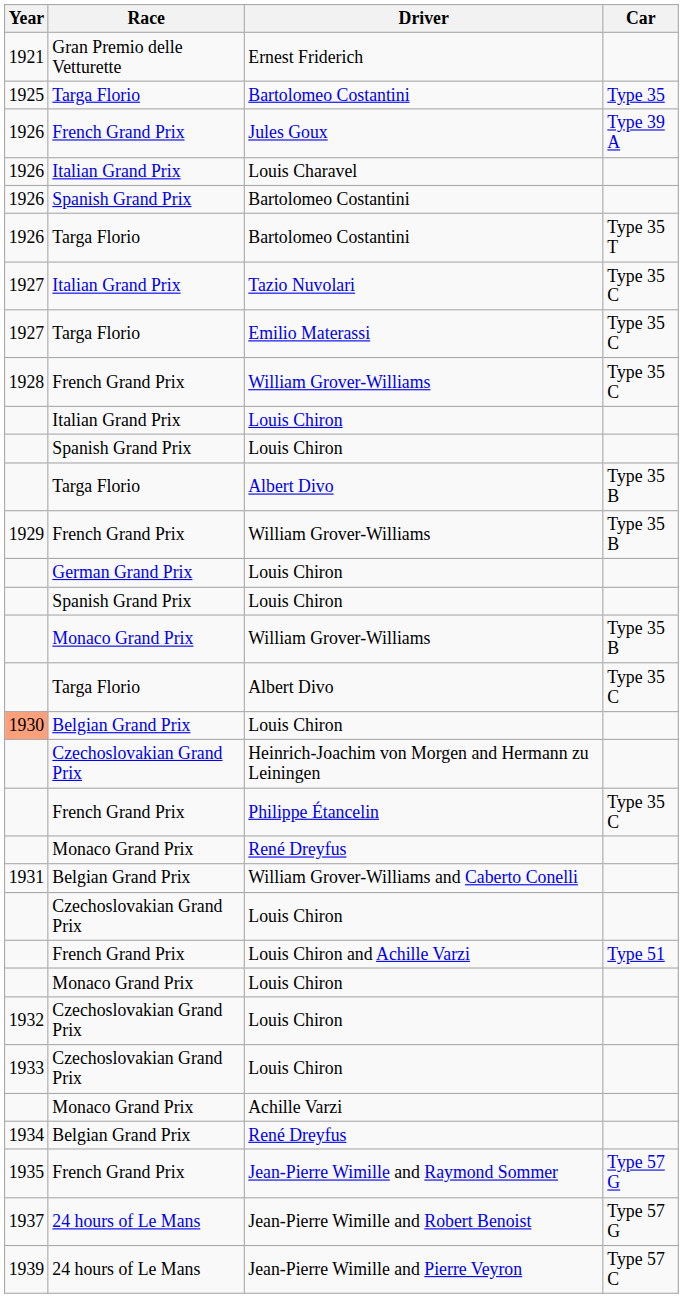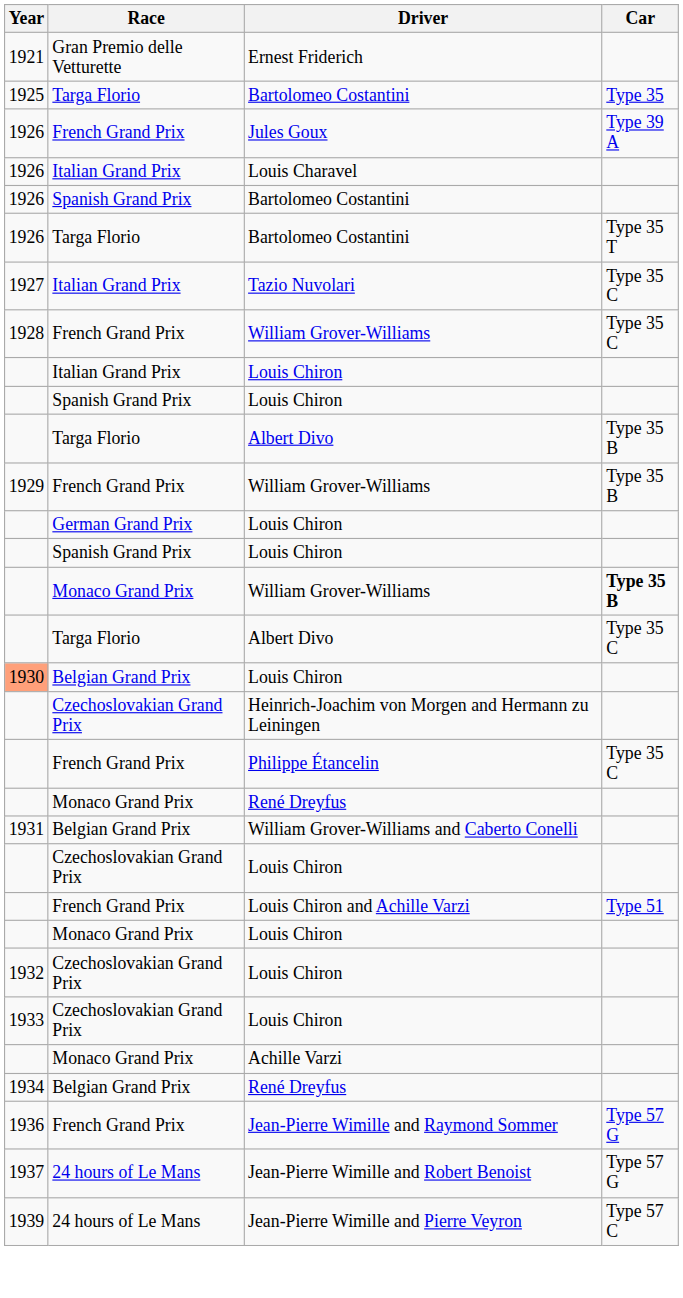- row: (96, 333)
(636, 639) normal -> (636, 590) bold
(26, 1173) 1935 -> (26, 1125) 1936
